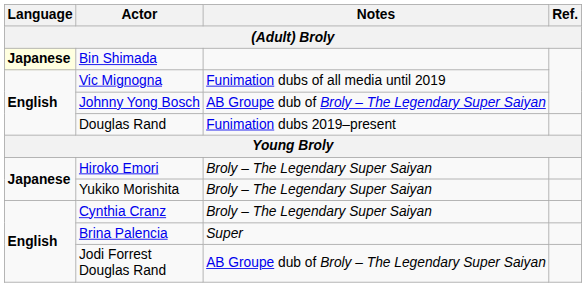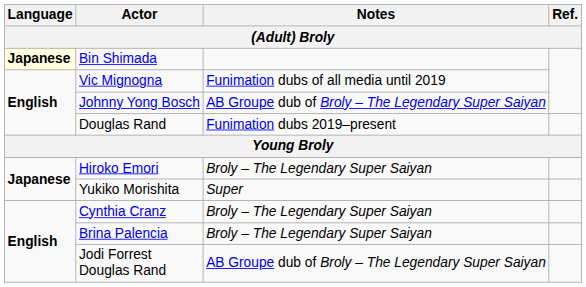(319, 189) Broly – The Legendary Super Saiyan -> (225, 189) Super
(225, 233) Super -> (319, 233) Broly – The Legendary Super Saiyan
